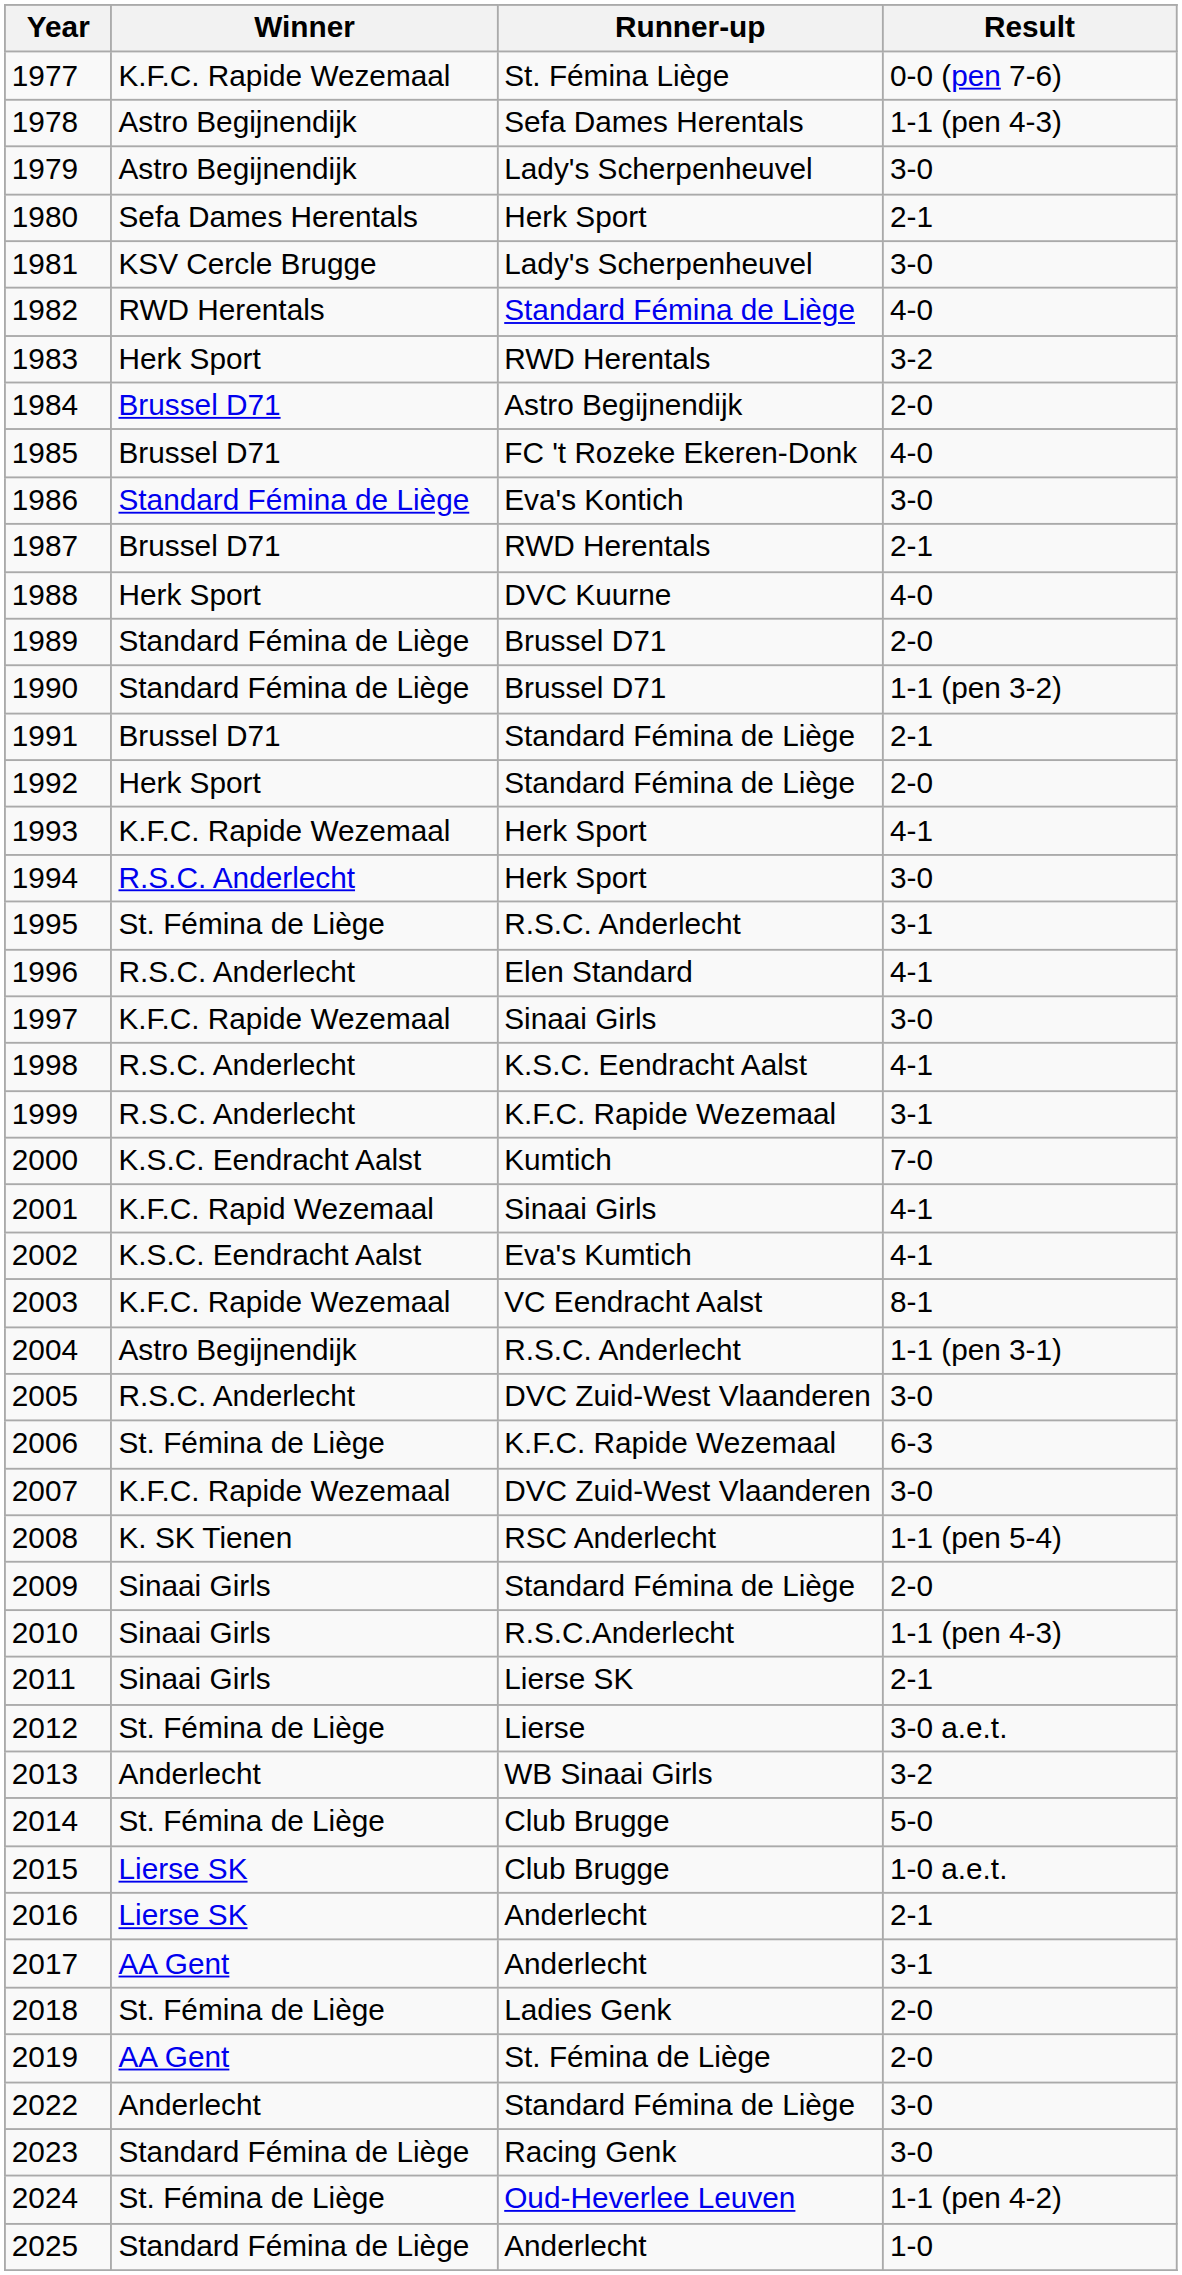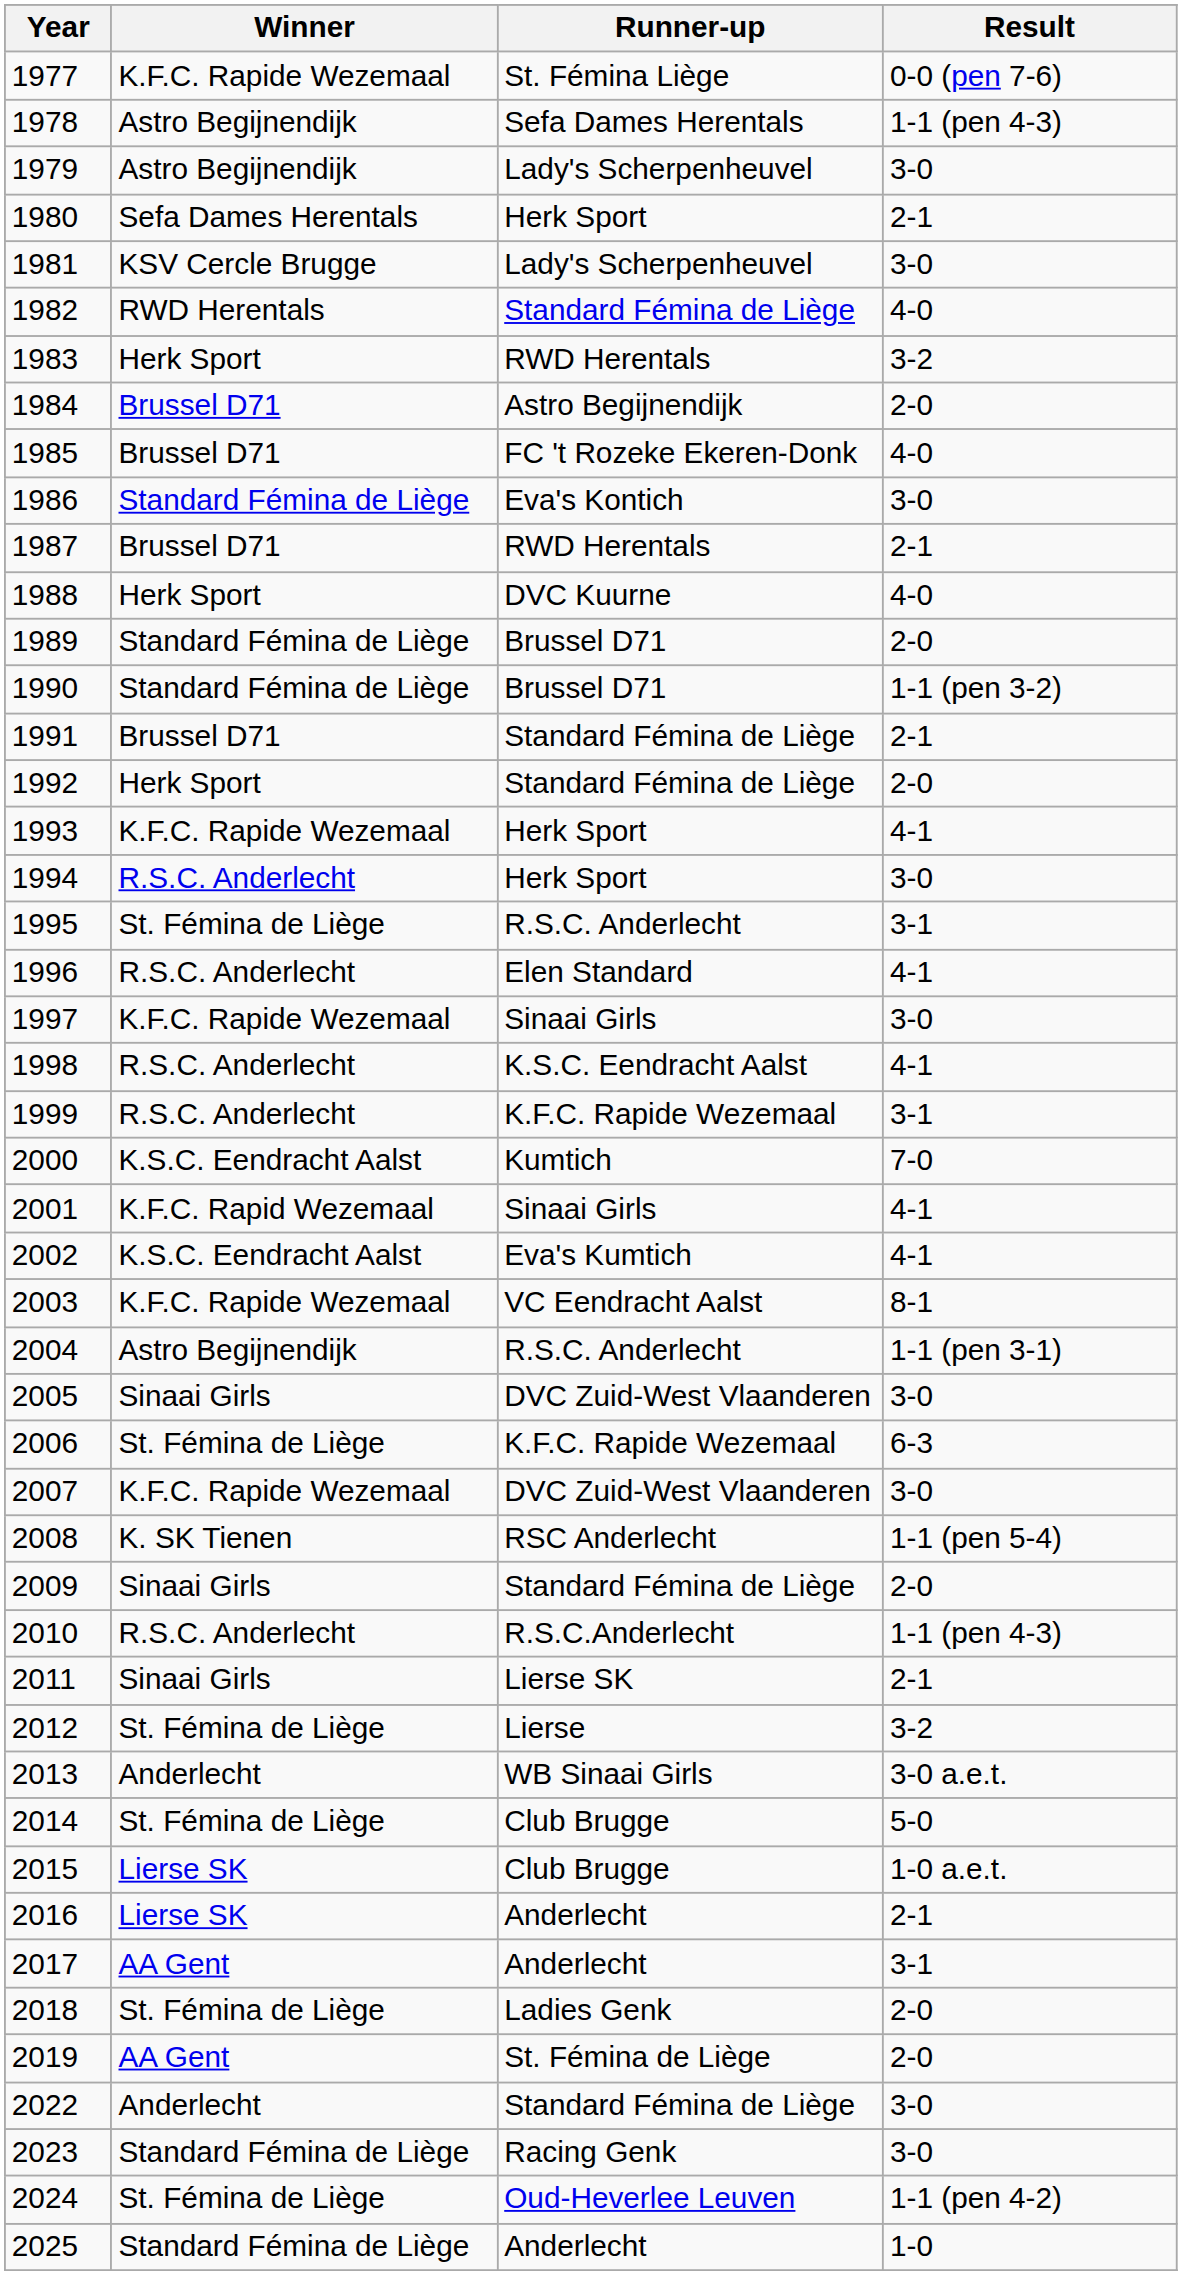(237, 1396) R.S.C. Anderlecht -> (195, 1396) Sinaai Girls
(195, 1632) Sinaai Girls -> (237, 1632) R.S.C. Anderlecht
(949, 1727) 3-0 a.e.t. -> (911, 1727) 3-2
(911, 1774) 3-2 -> (949, 1774) 3-0 a.e.t.
